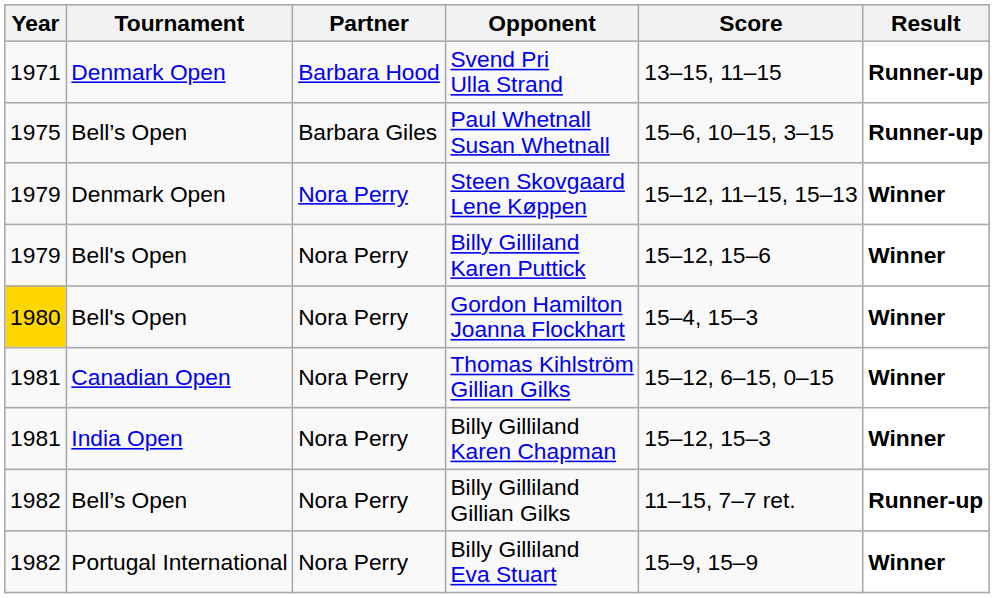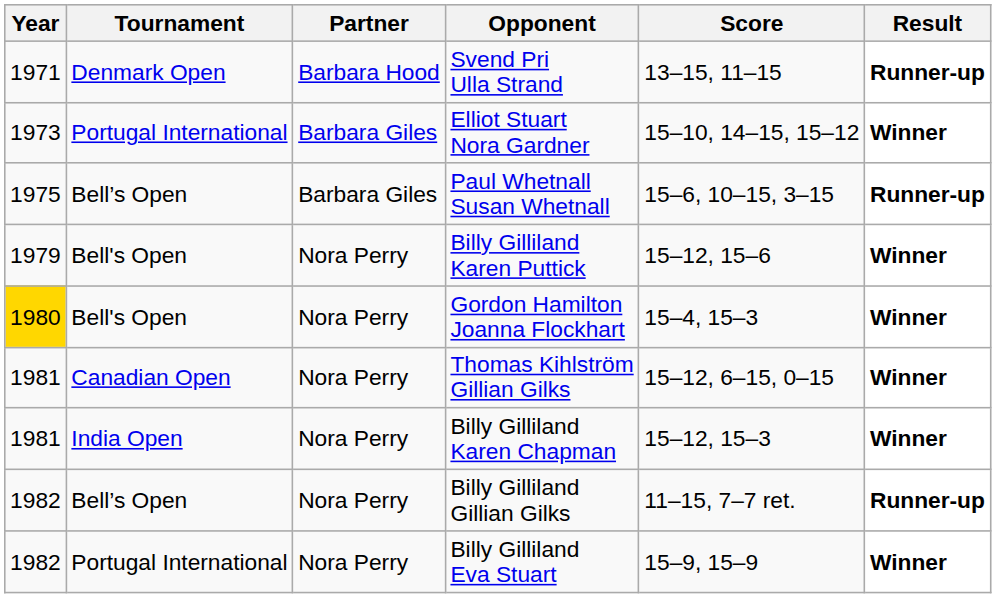+ row: (520, 133)
- row: (538, 194)
